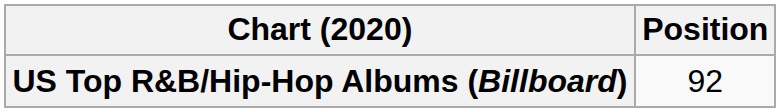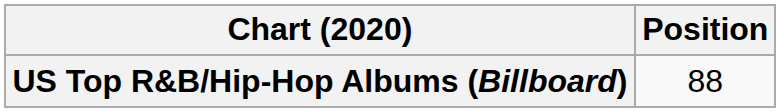(705, 80) 92 -> (705, 80) 88
